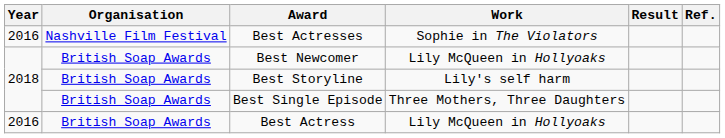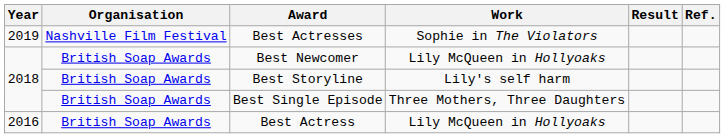(23, 37) 2016 -> (23, 37) 2019
